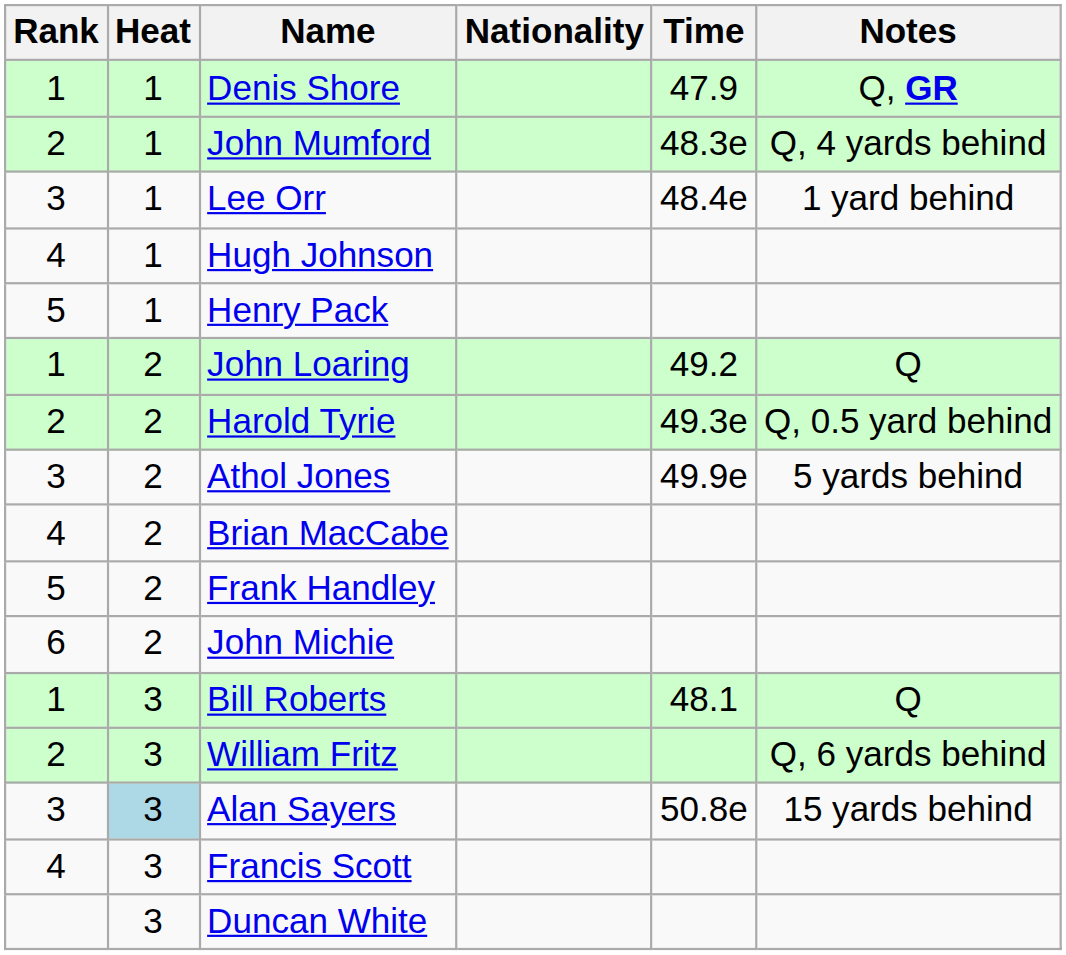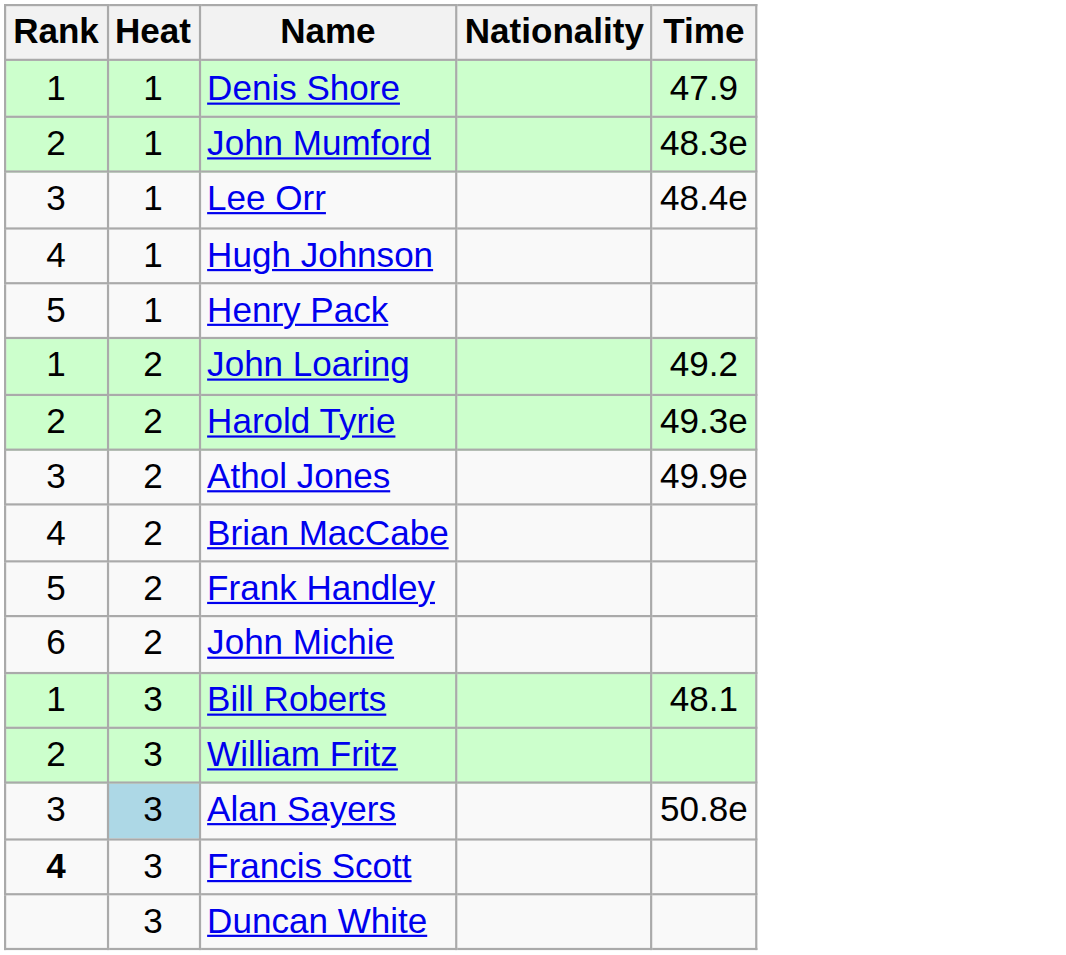- column: (908, 32)
(56, 865) normal -> (56, 865) bold
